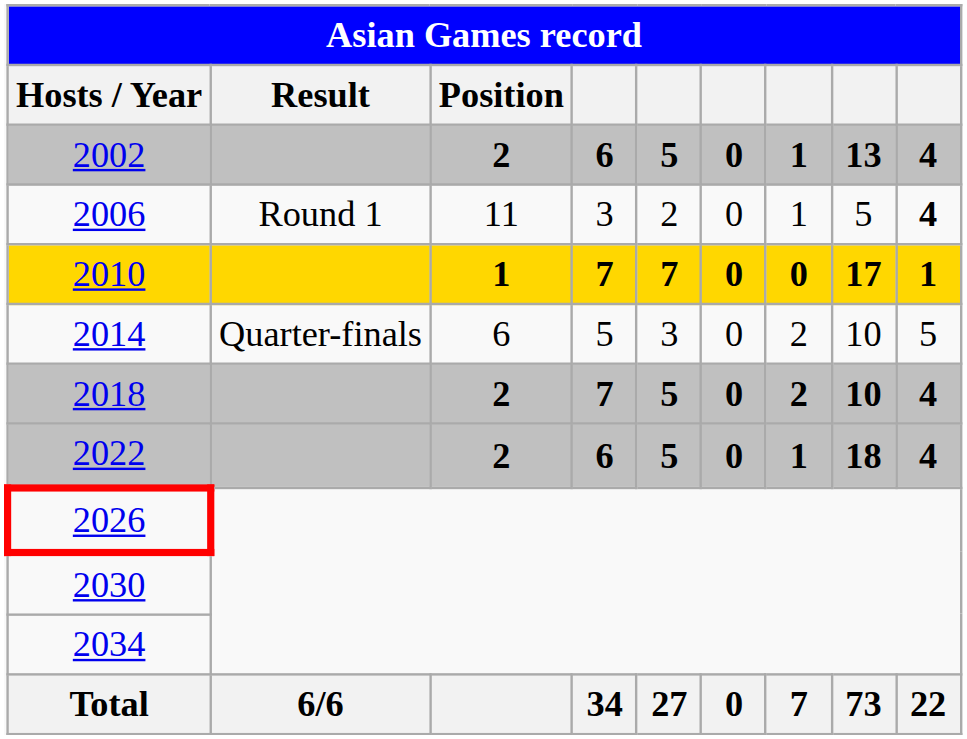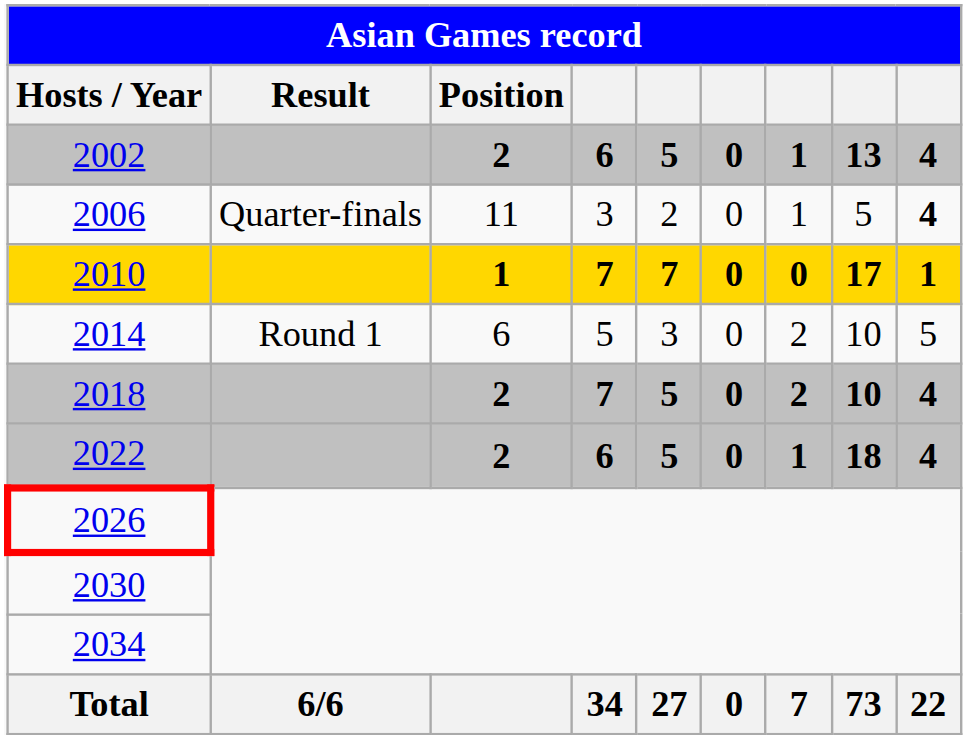(321, 214) Round 1 -> (321, 214) Quarter-finals
(321, 334) Quarter-finals -> (321, 334) Round 1
